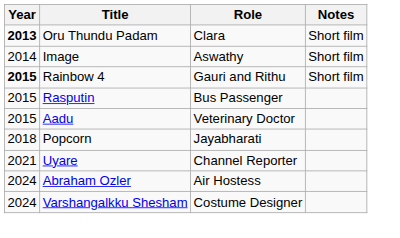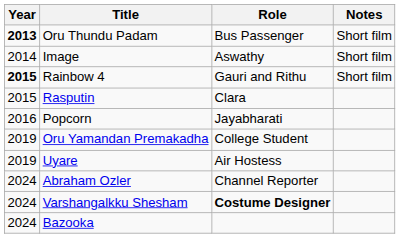(209, 35) Clara -> (259, 35) Bus Passenger
(238, 98) Bus Passenger -> (230, 98) Clara
- row: (58, 118)
(22, 139) 2018 -> (22, 118) 2016
+ row: (126, 139)
(22, 160) 2021 -> (22, 160) 2019
(245, 160) Channel Reporter -> (248, 160) Air Hostess
(227, 181) Air Hostess -> (266, 181) Channel Reporter
(248, 202) normal -> (272, 202) bold
+ row: (68, 222)
